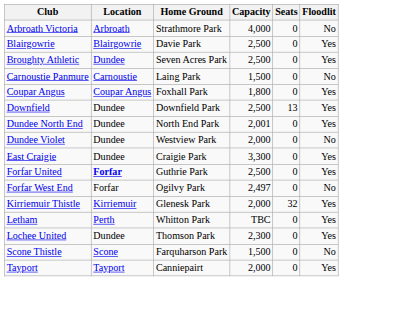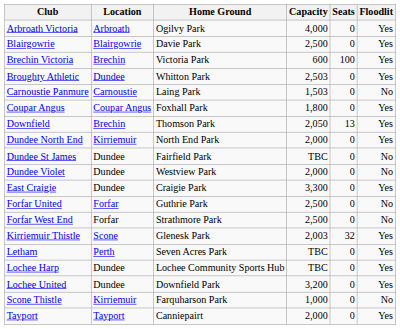(189, 28) Strathmore Park -> (180, 28) Ogilvy Park
(330, 28) No -> (386, 28) Yes
+ row: (40, 60)
(191, 60) Seven Acres Park -> (183, 76) Whitton Park
(259, 60) 2,500 -> (316, 76) 2,503
(259, 76) 1,500 -> (316, 92) 1,503
(109, 108) Dundee -> (109, 124) Brechin
(188, 108) Downfield Park -> (185, 124) Thomson Park
(259, 108) 2,500 -> (316, 124) 2,050
(109, 124) Dundee -> (115, 140) Kirriemuir
(259, 124) 2,001 -> (316, 140) 2,000
+ row: (41, 156)
(108, 172) bold -> (106, 204) normal
(329, 172) Yes -> (387, 204) No
(180, 188) Ogilvy Park -> (189, 220) Strathmore Park
(259, 188) 2,497 -> (316, 220) 2,500
(115, 204) Kirriemuir -> (106, 236) Scone
(259, 204) 2,000 -> (316, 236) 2,003
(183, 220) Whitton Park -> (191, 252) Seven Acres Park
+ row: (33, 268)
(185, 236) Thomson Park -> (188, 284) Downfield Park
(259, 236) 2,300 -> (316, 284) 3,200
(106, 252) Scone -> (115, 300) Kirriemuir
(259, 252) 1,500 -> (316, 300) 1,000
